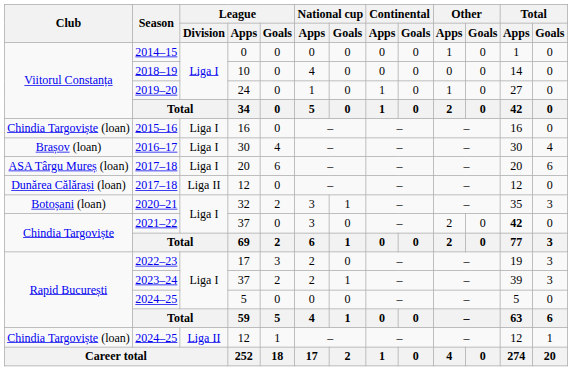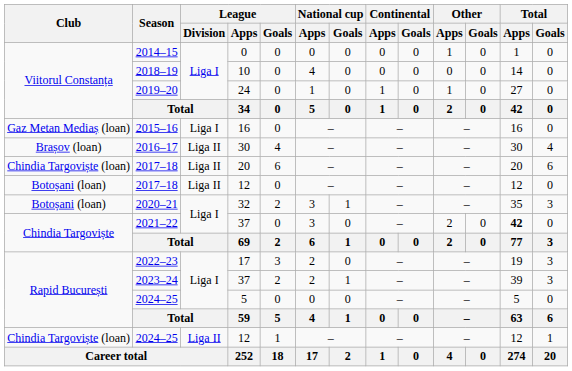(68, 128) Chindia Targoviște (loan) -> (69, 128) Gaz Metan Mediaș (loan)
(204, 147) Liga I -> (204, 147) Liga II
(68, 166) ASA Târgu Mureș (loan) -> (69, 166) Chindia Targoviște (loan)
(204, 166) Liga I -> (204, 166) Liga II
(68, 185) Dunărea Călărași (loan) -> (69, 185) Botoșani (loan)
